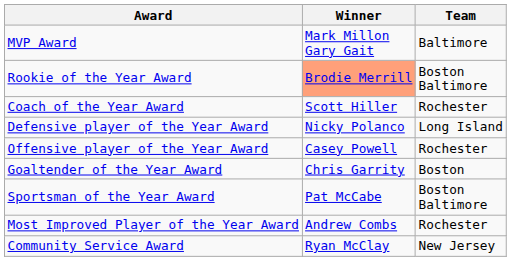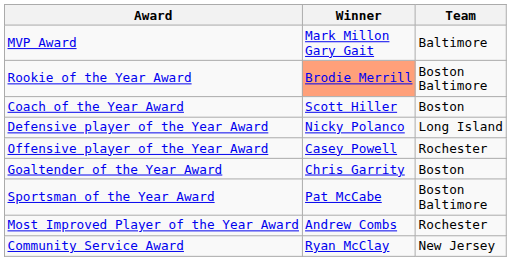(453, 107) Rochester -> (442, 107) Boston
